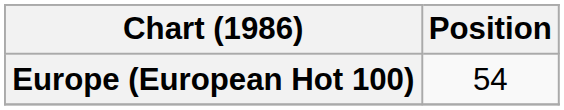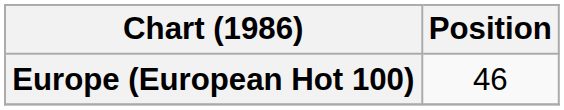(490, 78) 54 -> (490, 78) 46
